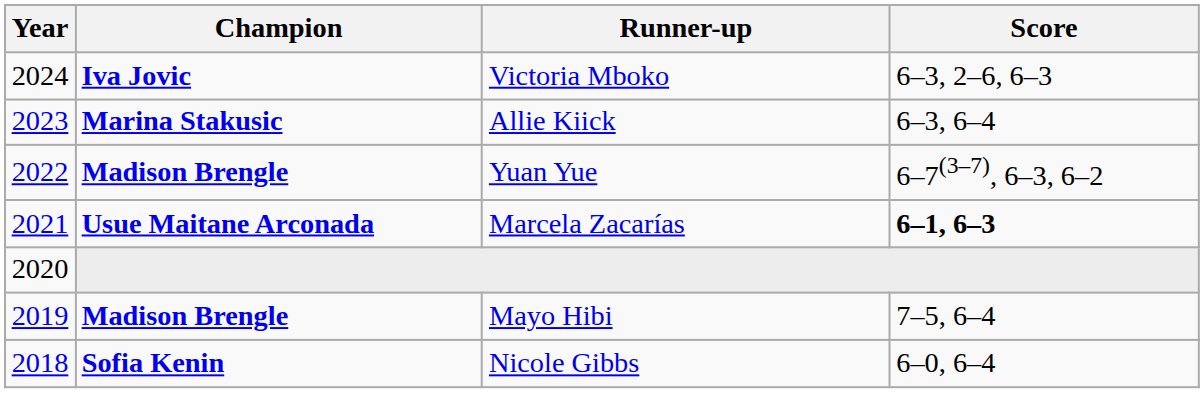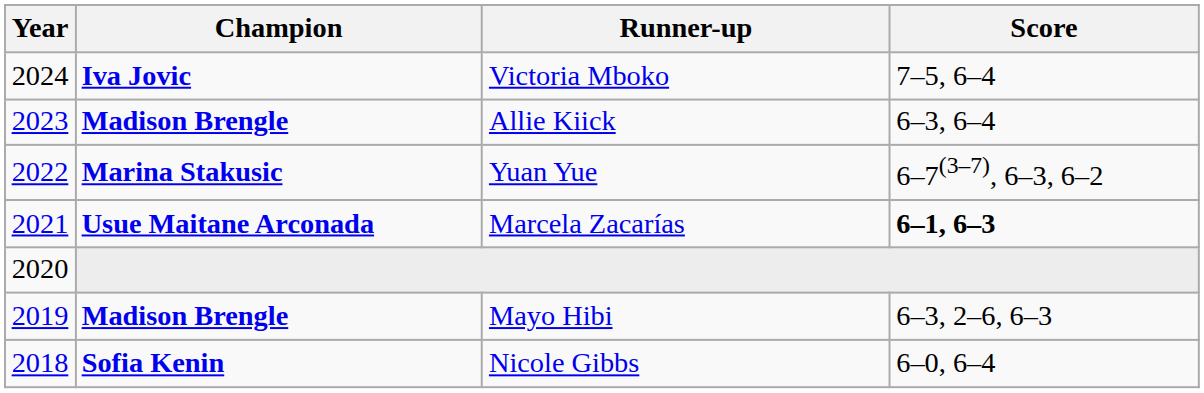(974, 75) 6–3, 2–6, 6–3 -> (946, 75) 7–5, 6–4
(182, 121) Marina Stakusic -> (185, 121) Madison Brengle
(185, 172) Madison Brengle -> (182, 172) Marina Stakusic
(946, 316) 7–5, 6–4 -> (974, 316) 6–3, 2–6, 6–3
